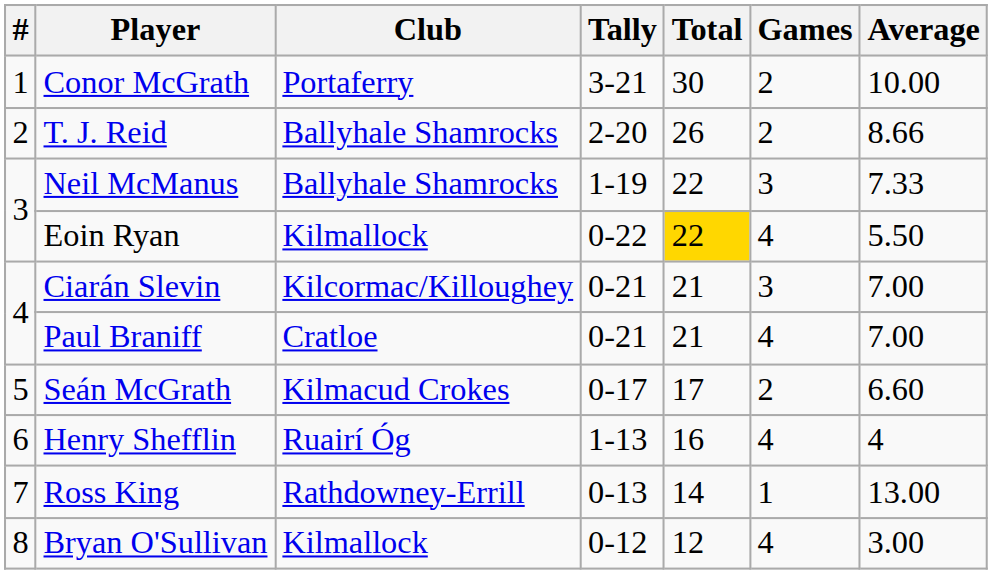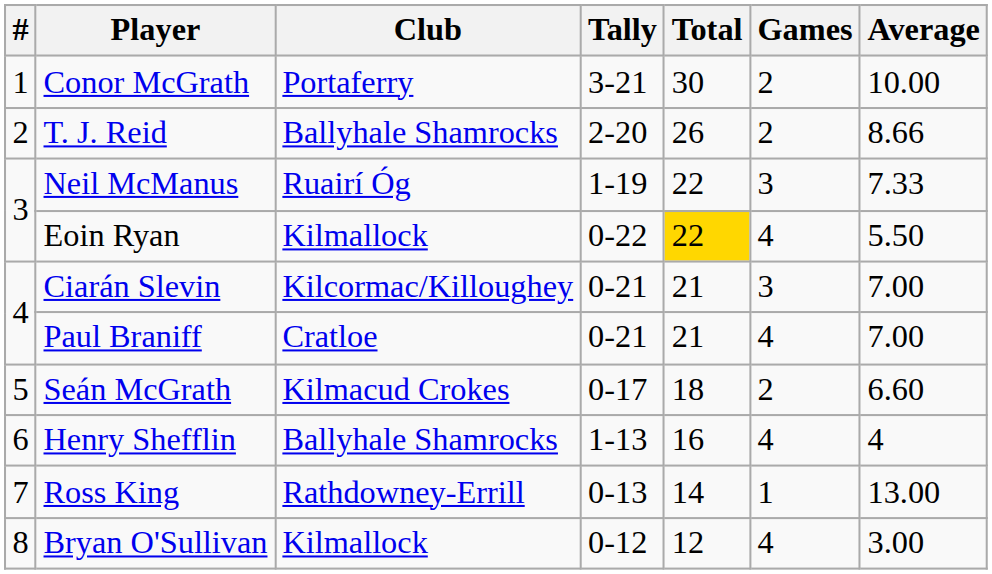(420, 183) Ballyhale Shamrocks -> (347, 183) Ruairí Óg
(688, 388) 17 -> (688, 388) 18
(347, 440) Ruairí Óg -> (420, 440) Ballyhale Shamrocks
